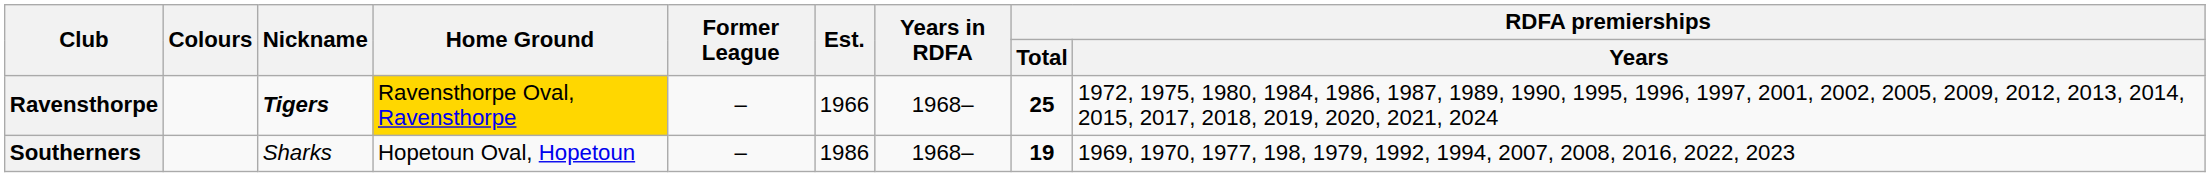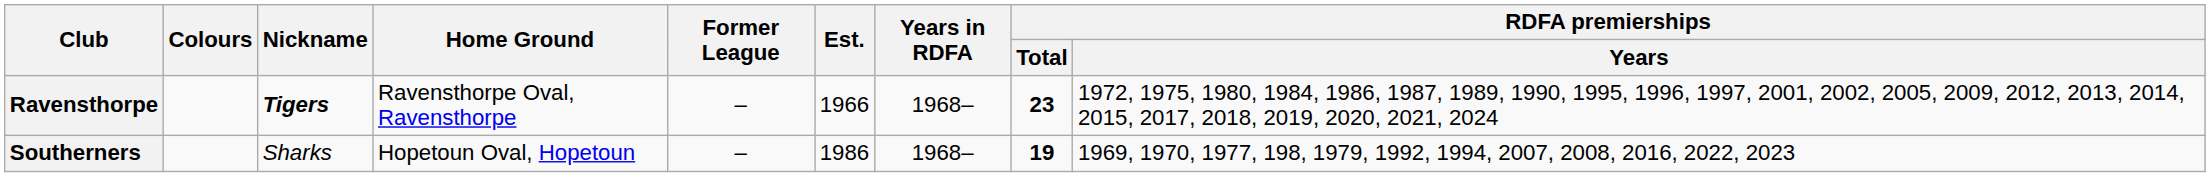(476, 105) gold background -> (476, 105) no background
(1042, 105) 25 -> (1042, 105) 23
